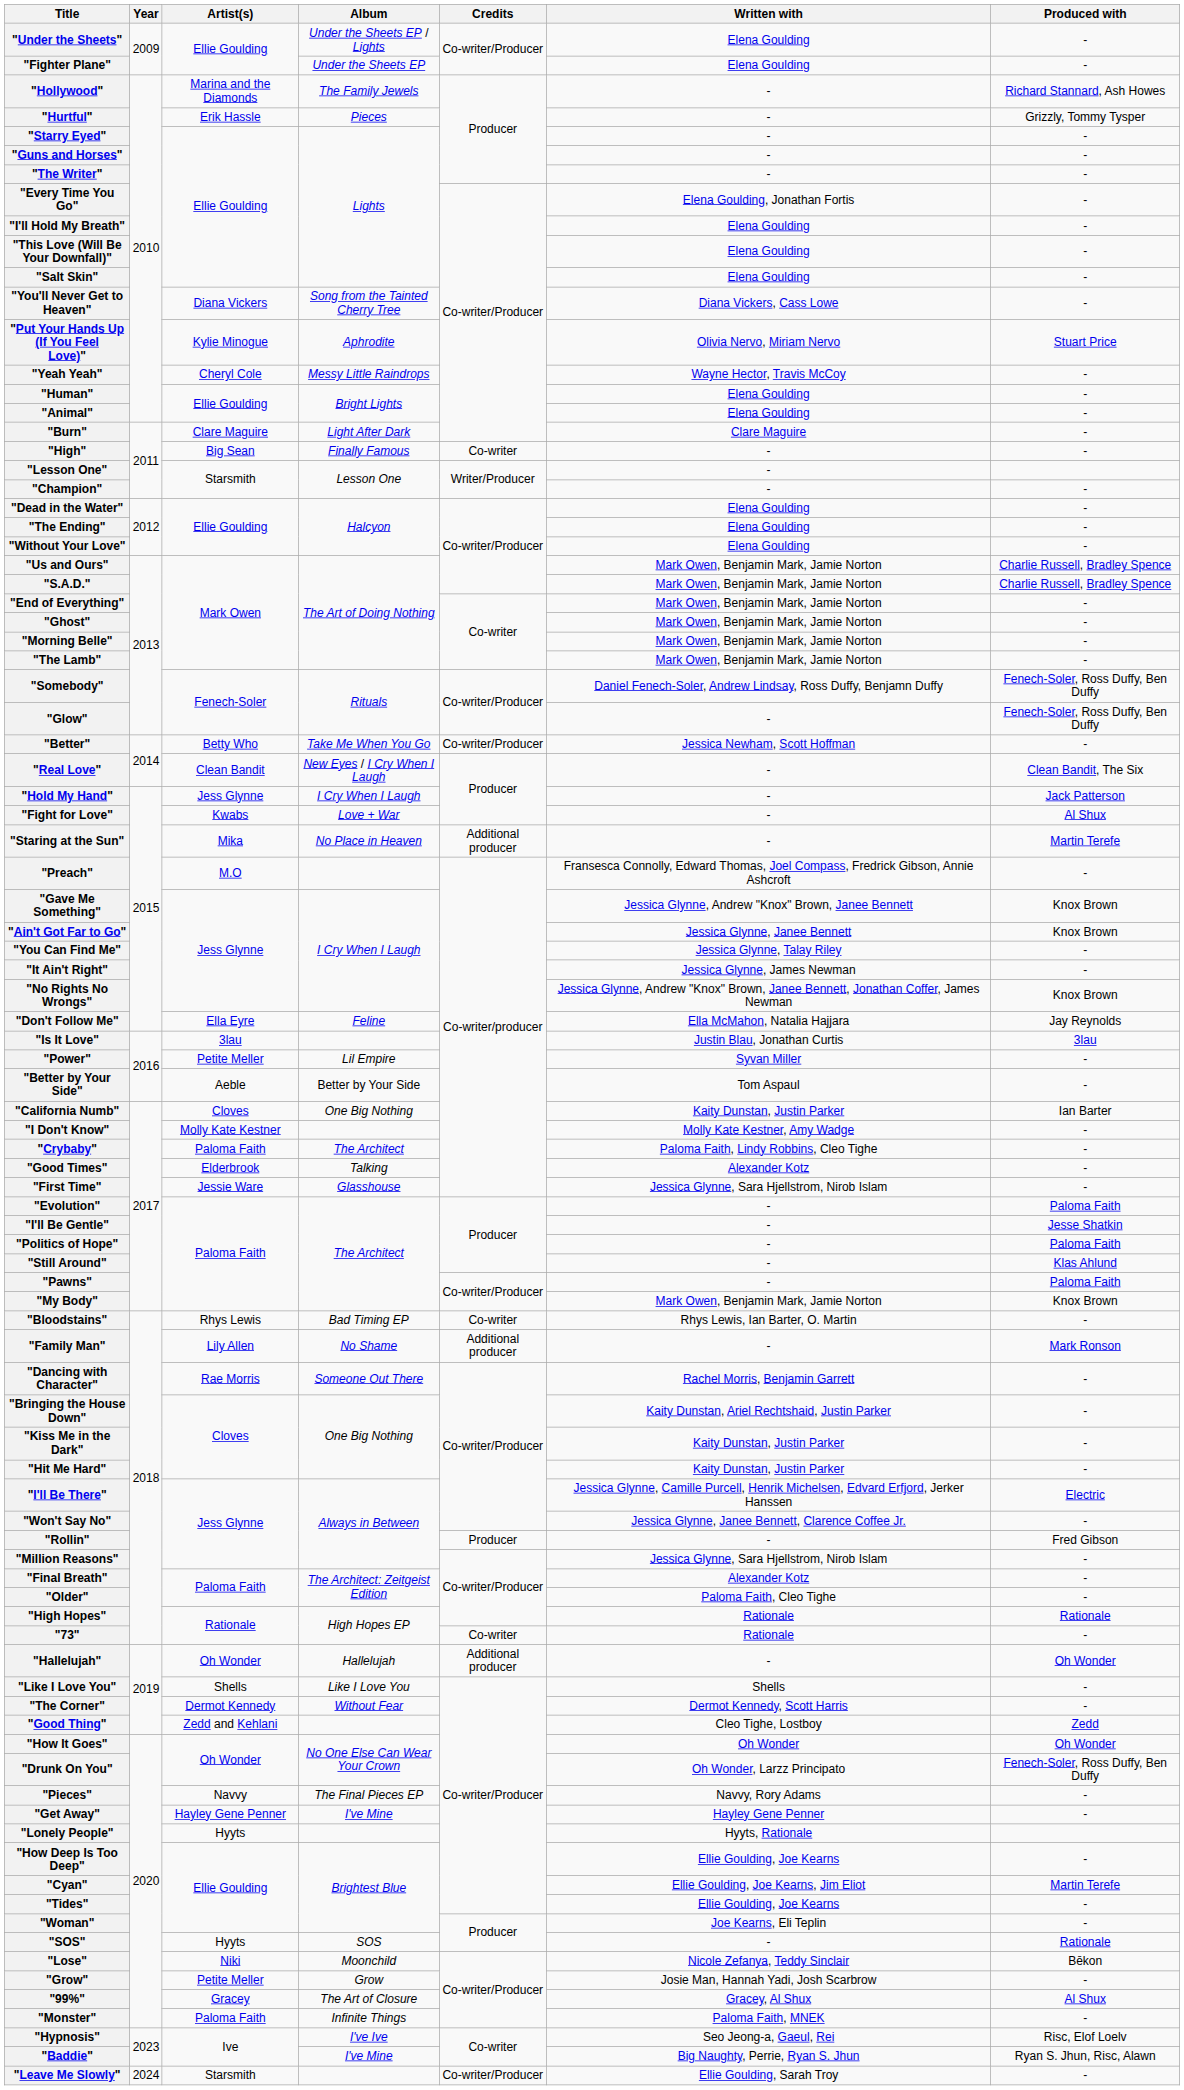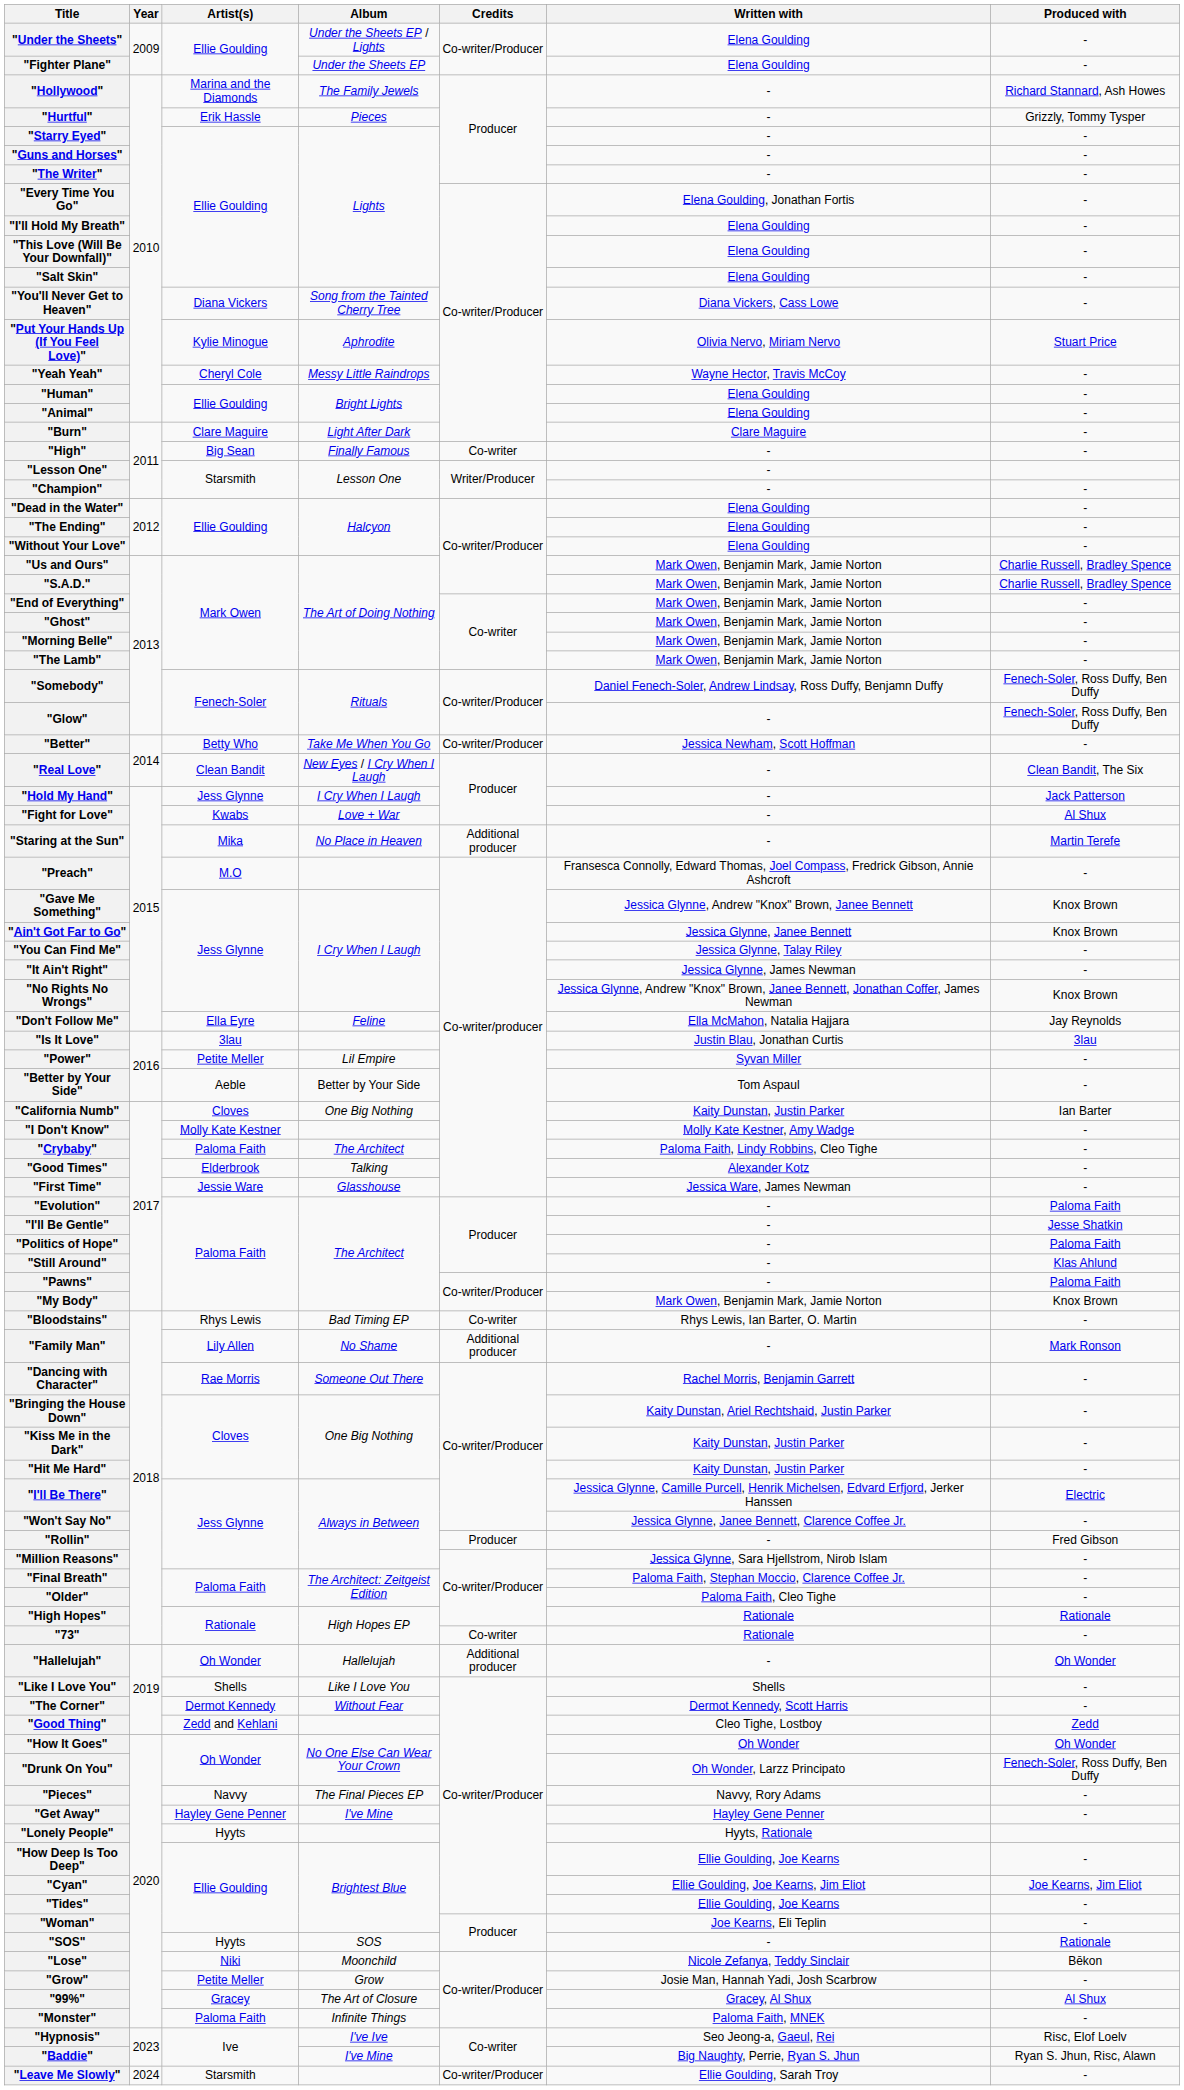(769, 1187) Jessica Glynne, Sara Hjellstrom, Nirob Islam -> (769, 1187) Jessica Ware, James Newman
(769, 1578) Alexander Kotz -> (769, 1578) Paloma Faith, Stephan Moccio, Clarence Coffee Jr.
(1085, 1885) Martin Terefe -> (1085, 1885) Joe Kearns, Jim Eliot
